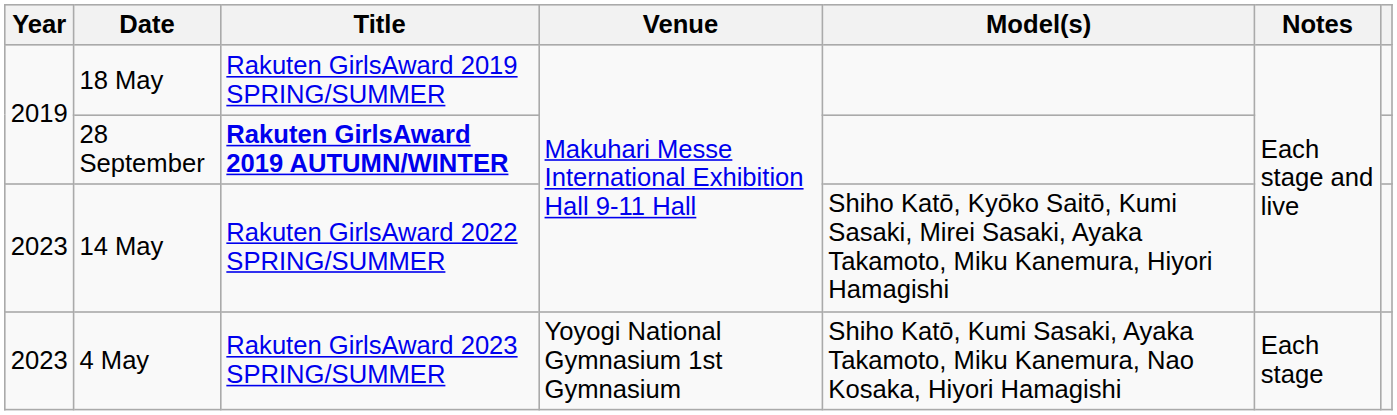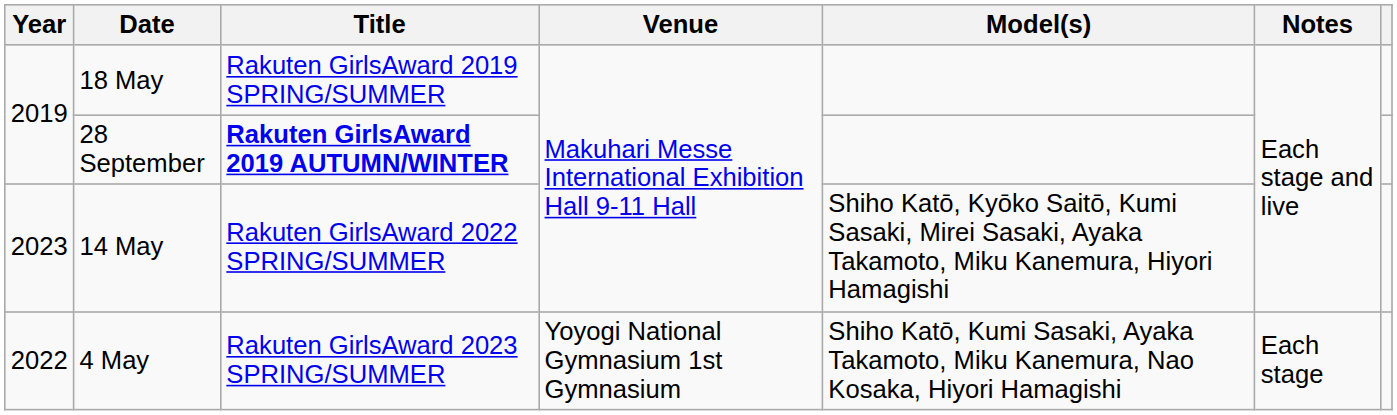(39, 360) 2023 -> (39, 360) 2022
